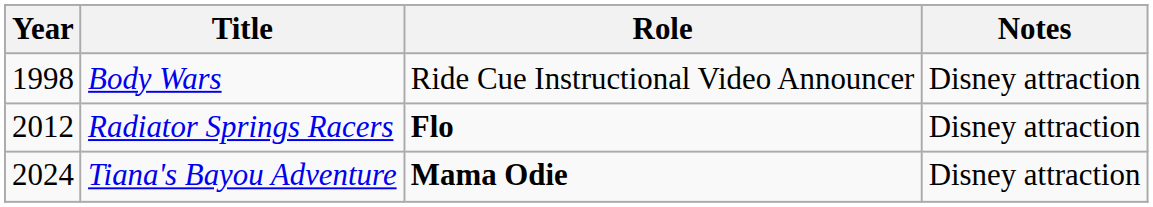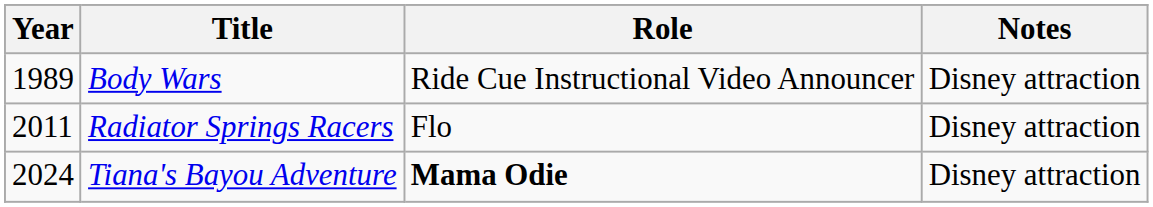(43, 77) 1998 -> (43, 77) 1989
(43, 126) 2012 -> (42, 126) 2011
(432, 126) bold -> (431, 126) normal
